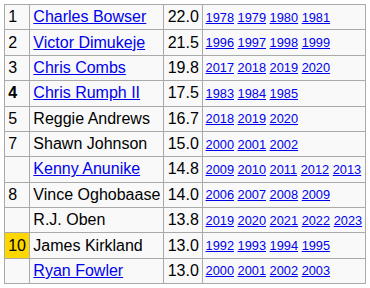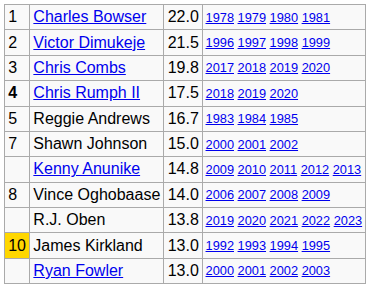(252, 93) 1983 1984 1985 -> (252, 93) 2018 2019 2020
(252, 119) 2018 2019 2020 -> (252, 119) 1983 1984 1985
